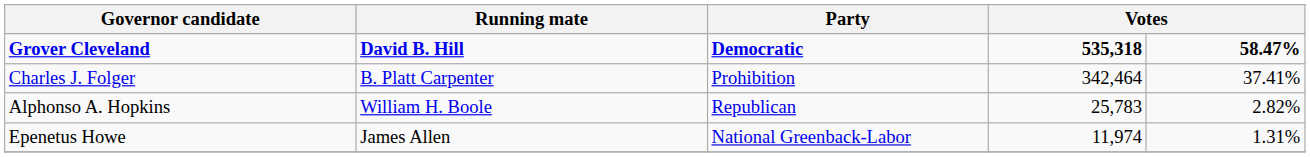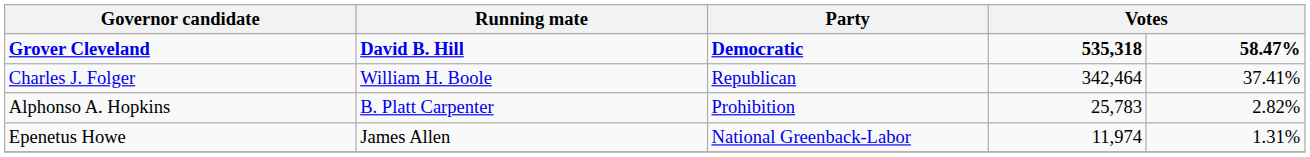(427, 78) B. Platt Carpenter -> (426, 78) William H. Boole
(753, 78) Prohibition -> (754, 78) Republican
(426, 107) William H. Boole -> (427, 107) B. Platt Carpenter
(754, 107) Republican -> (753, 107) Prohibition
